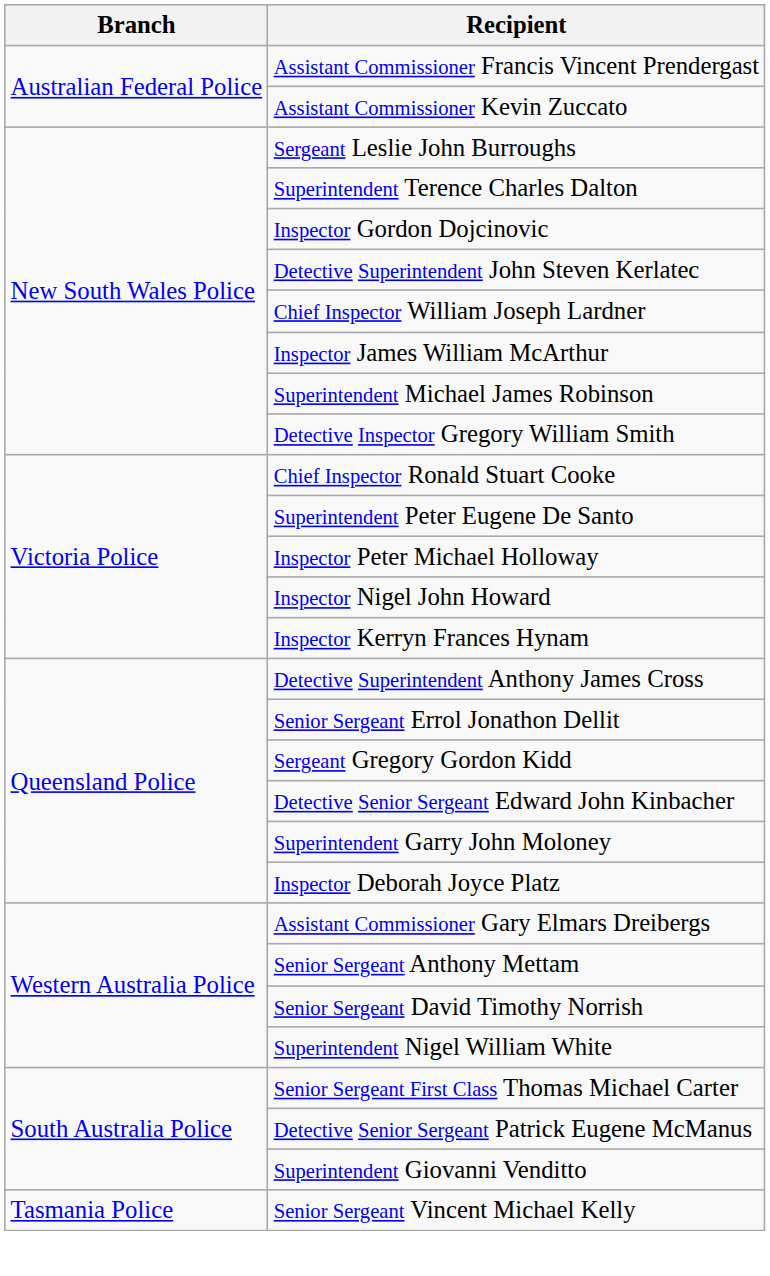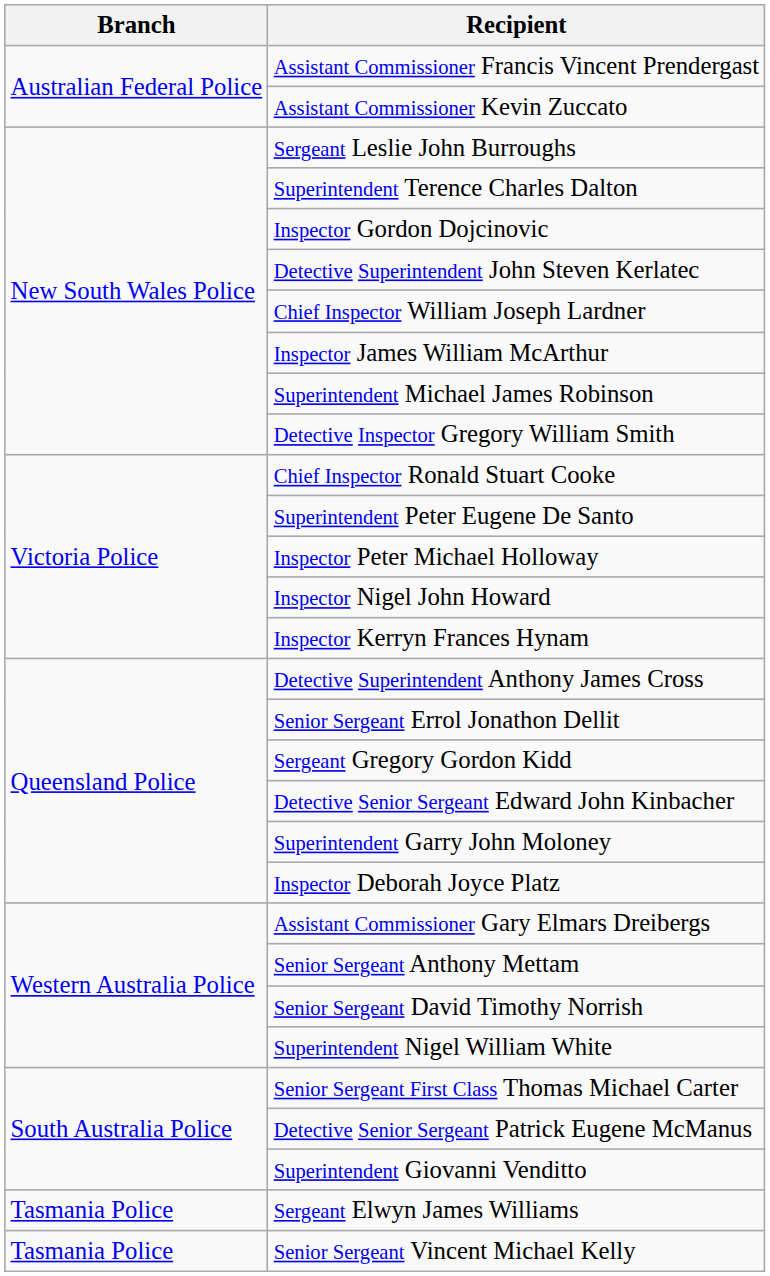+ row: (426, 1209)
